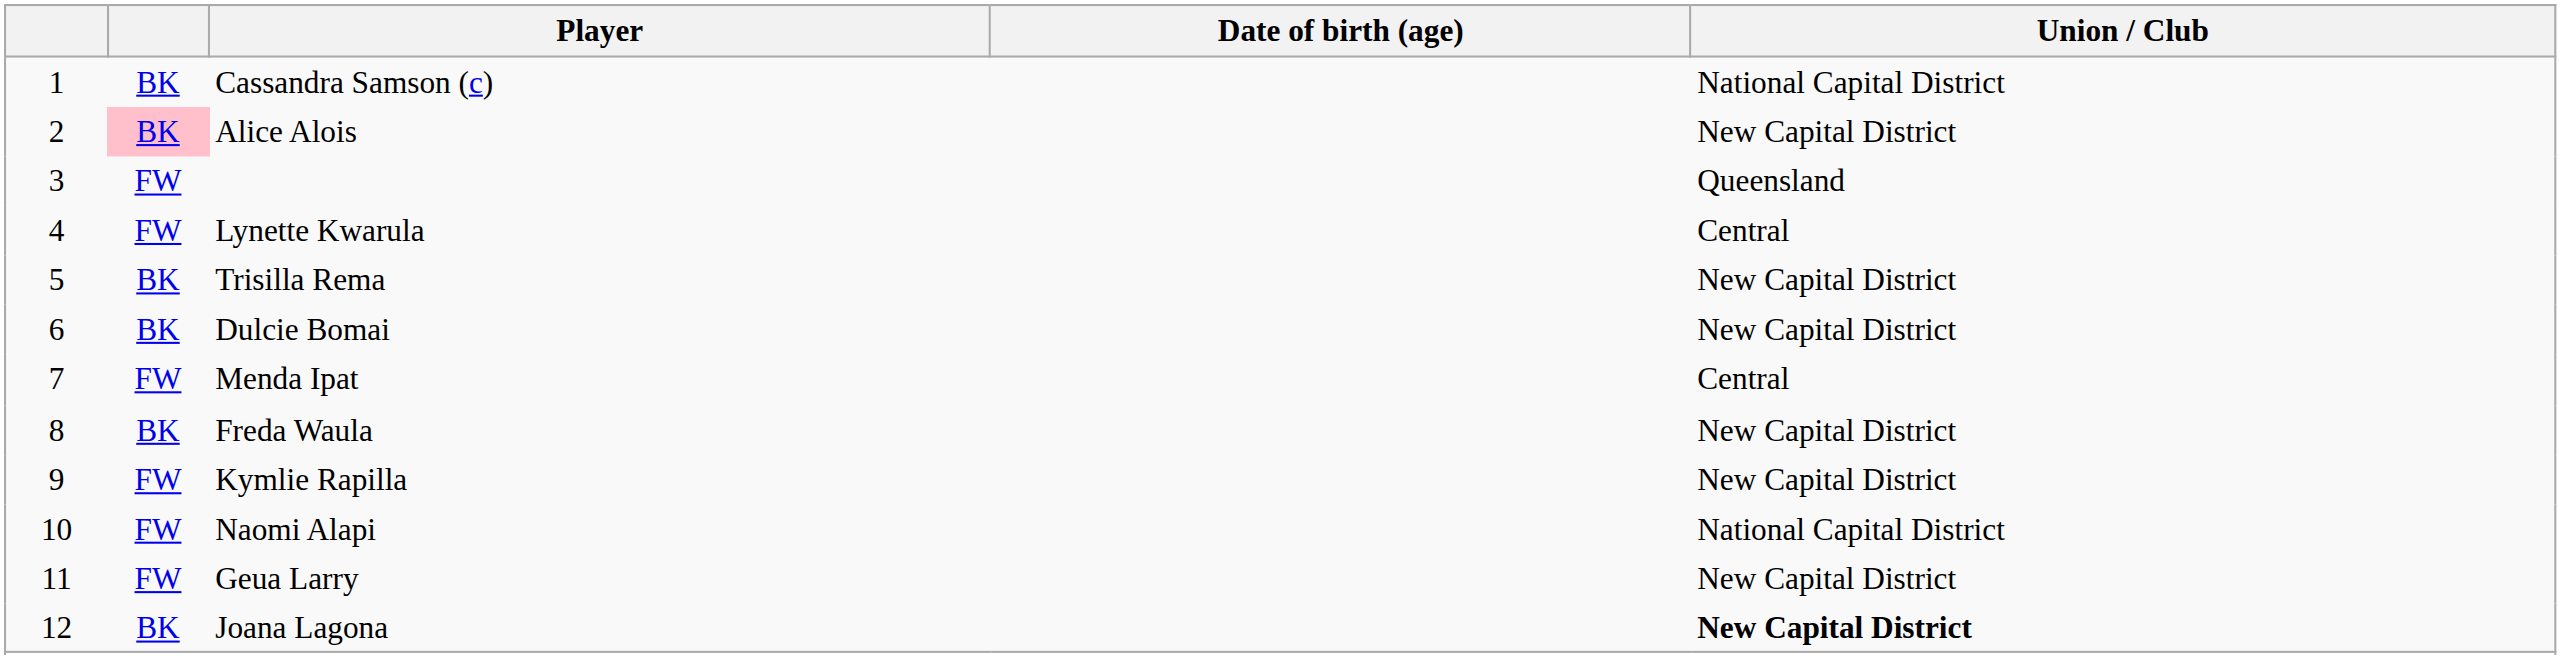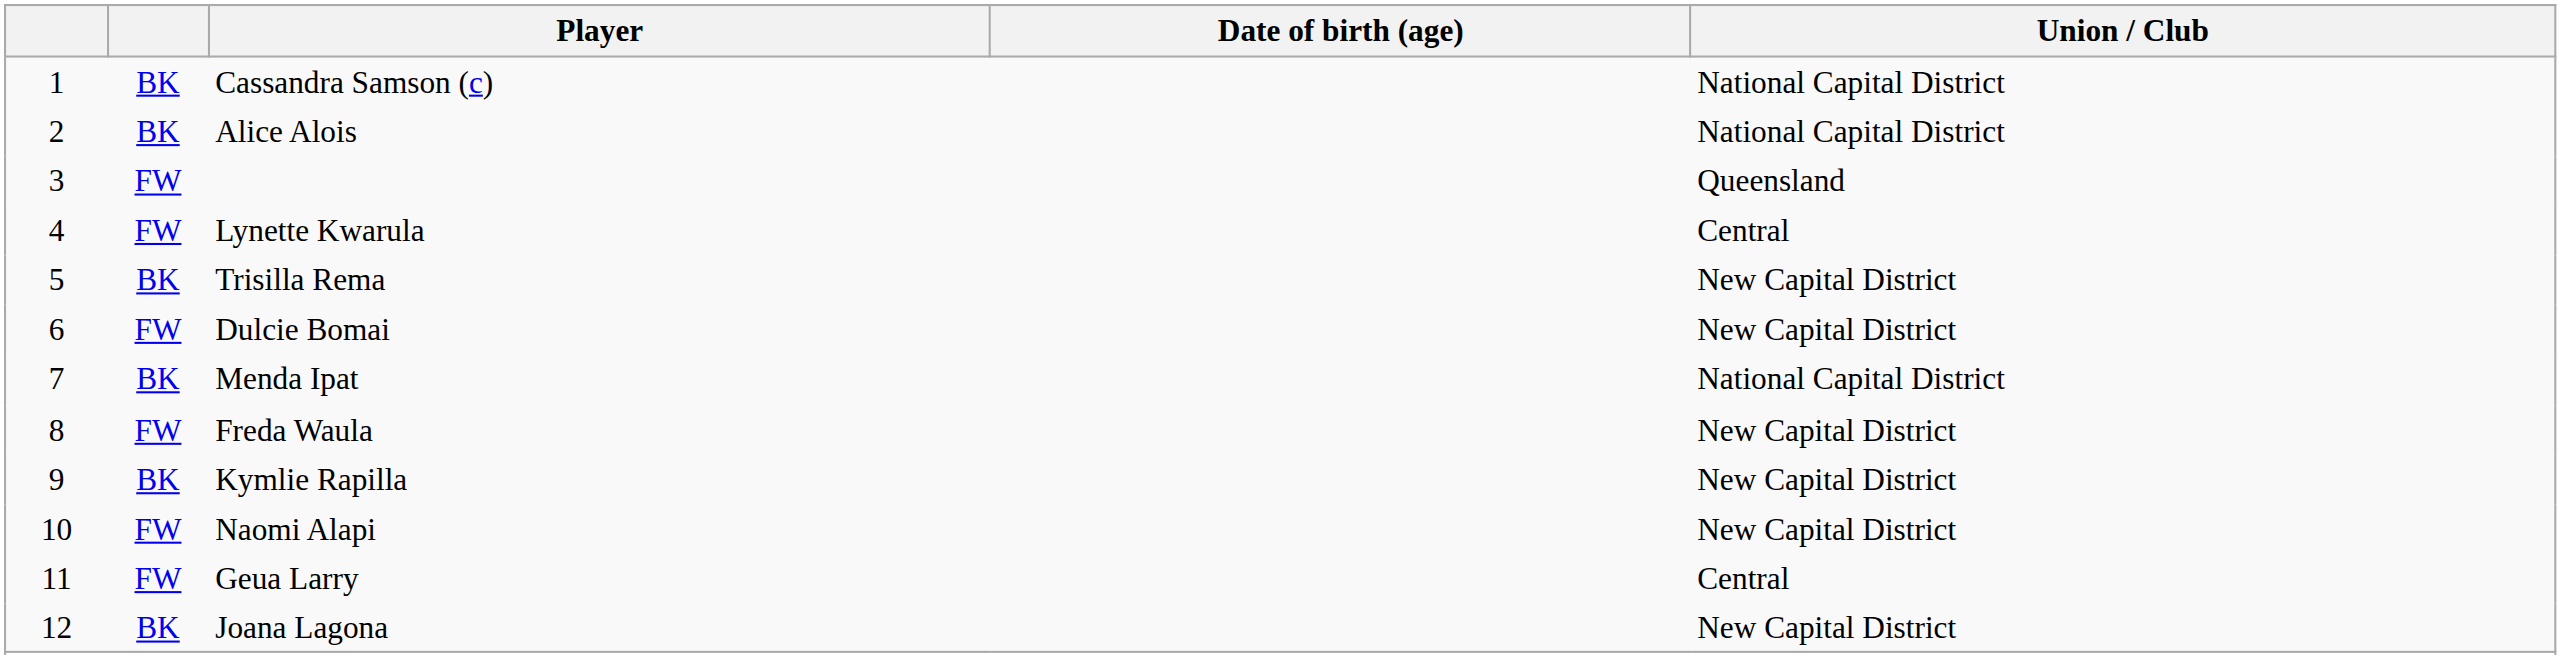(158, 131) pink background -> (158, 131) no background
(1827, 131) New Capital District -> (1851, 131) National Capital District
(158, 329) BK -> (158, 329) FW
(158, 379) FW -> (158, 379) BK
(1743, 379) Central -> (1851, 379) National Capital District
(158, 429) BK -> (158, 429) FW
(158, 478) FW -> (158, 478) BK
(1851, 528) National Capital District -> (1827, 528) New Capital District
(1827, 577) New Capital District -> (1743, 577) Central
(1835, 627) bold -> (1827, 627) normal
